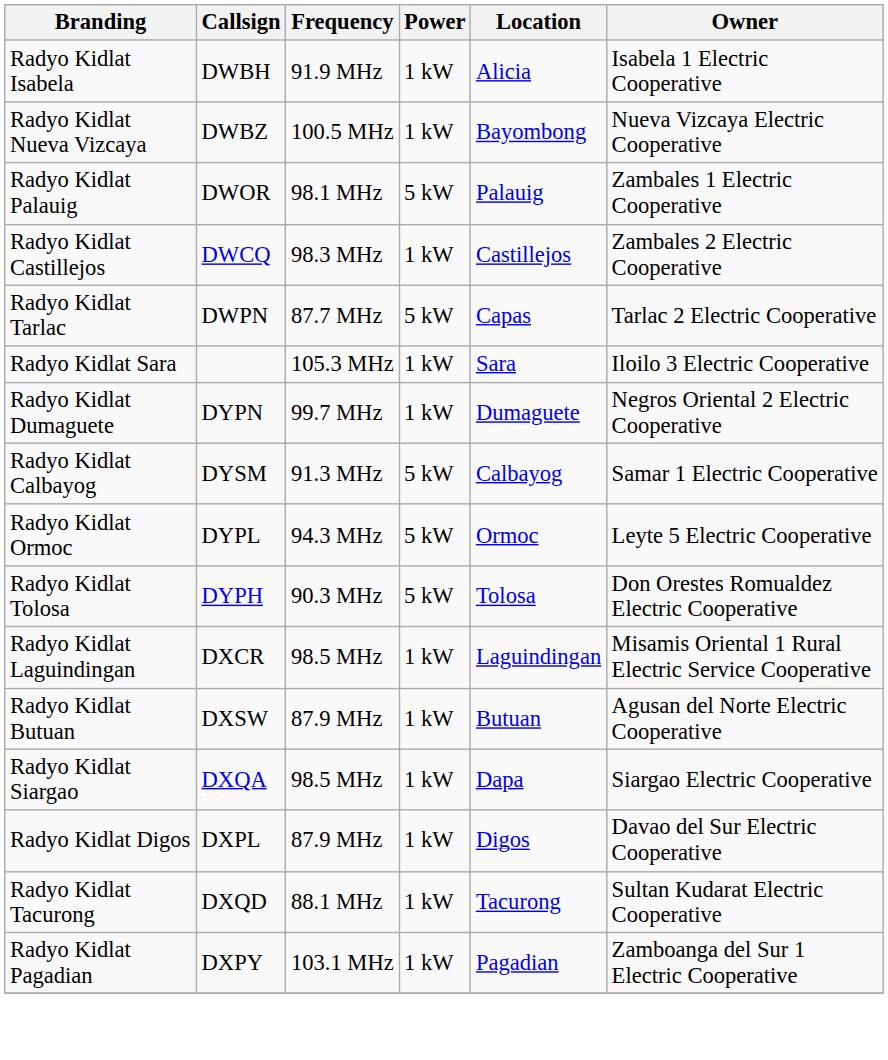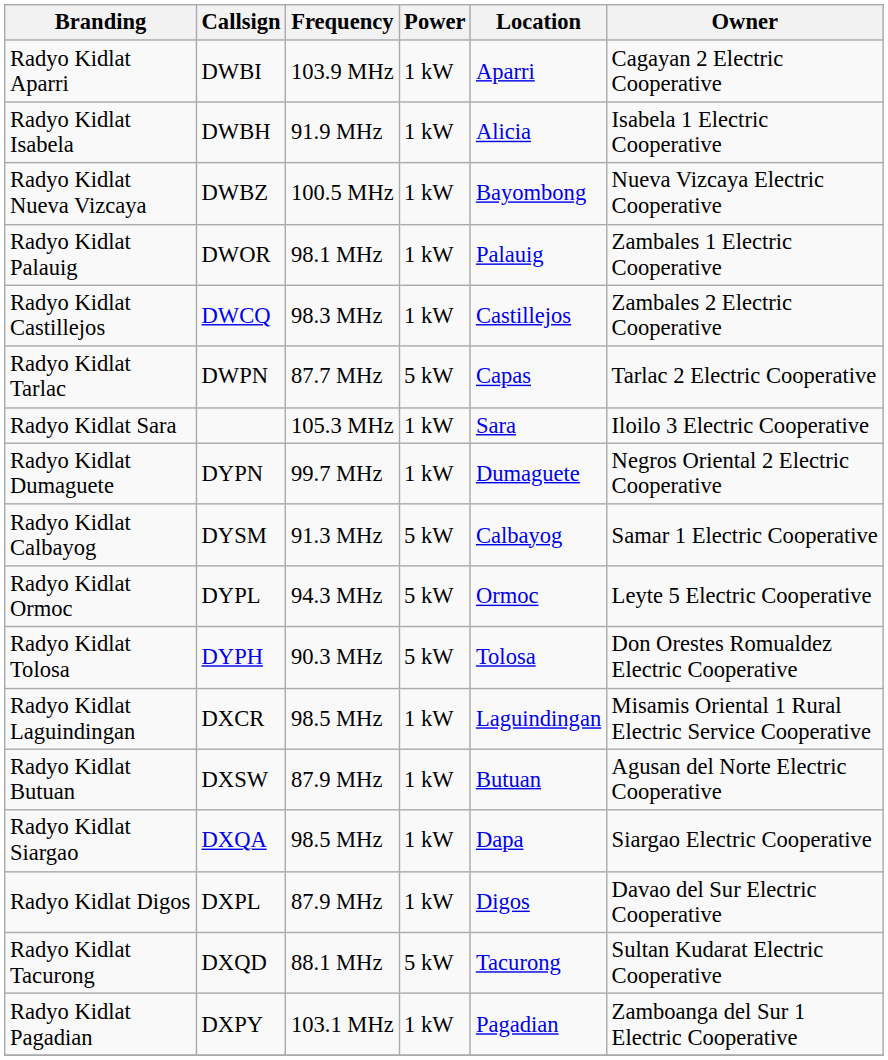+ row: (70, 70)
(429, 193) 5 kW -> (429, 254) 1 kW
(429, 901) 1 kW -> (429, 962) 5 kW
